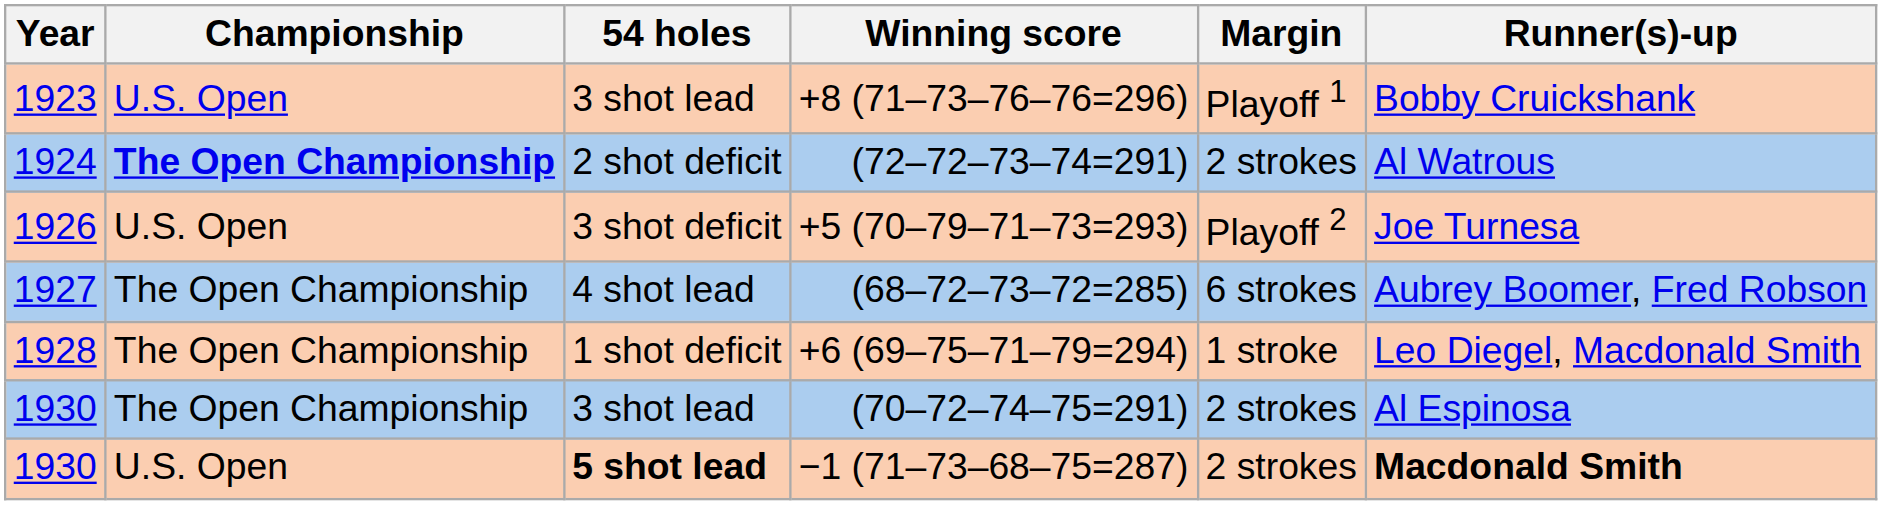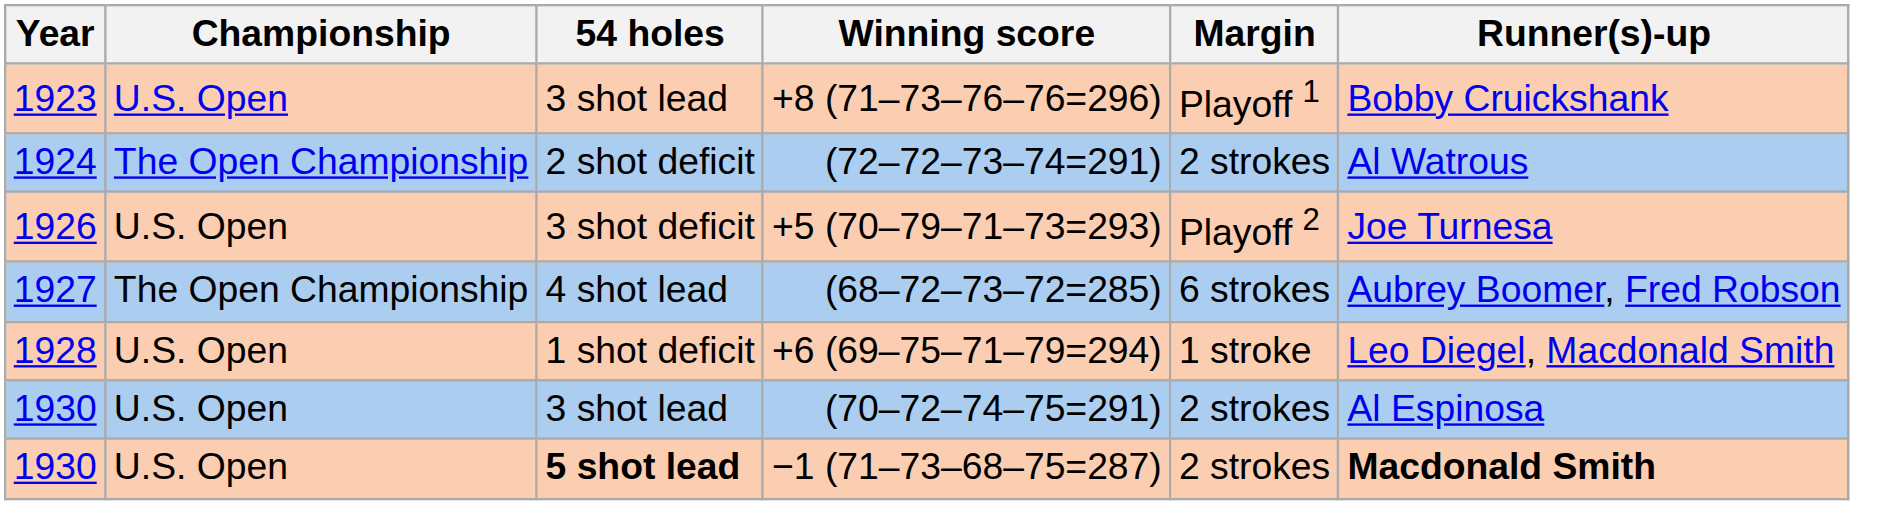(334, 162) bold -> (321, 162) normal
(321, 349) The Open Championship -> (201, 349) U.S. Open
(321, 408) The Open Championship -> (201, 408) U.S. Open
